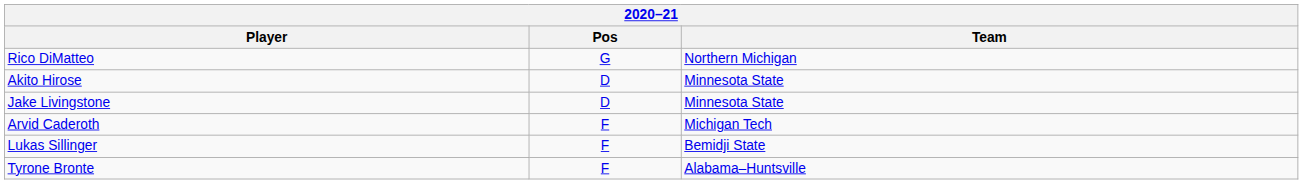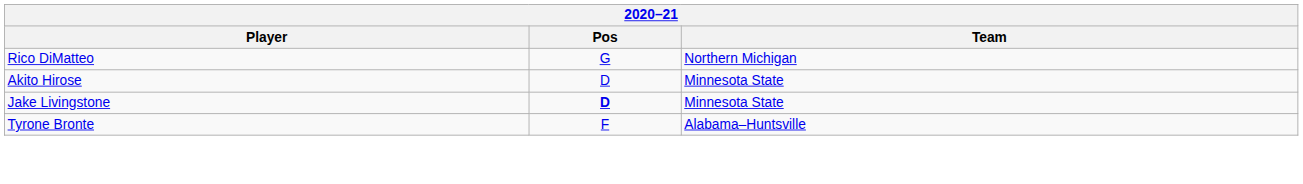(605, 102) normal -> (605, 102) bold
- row: (53, 124)
- row: (52, 146)
